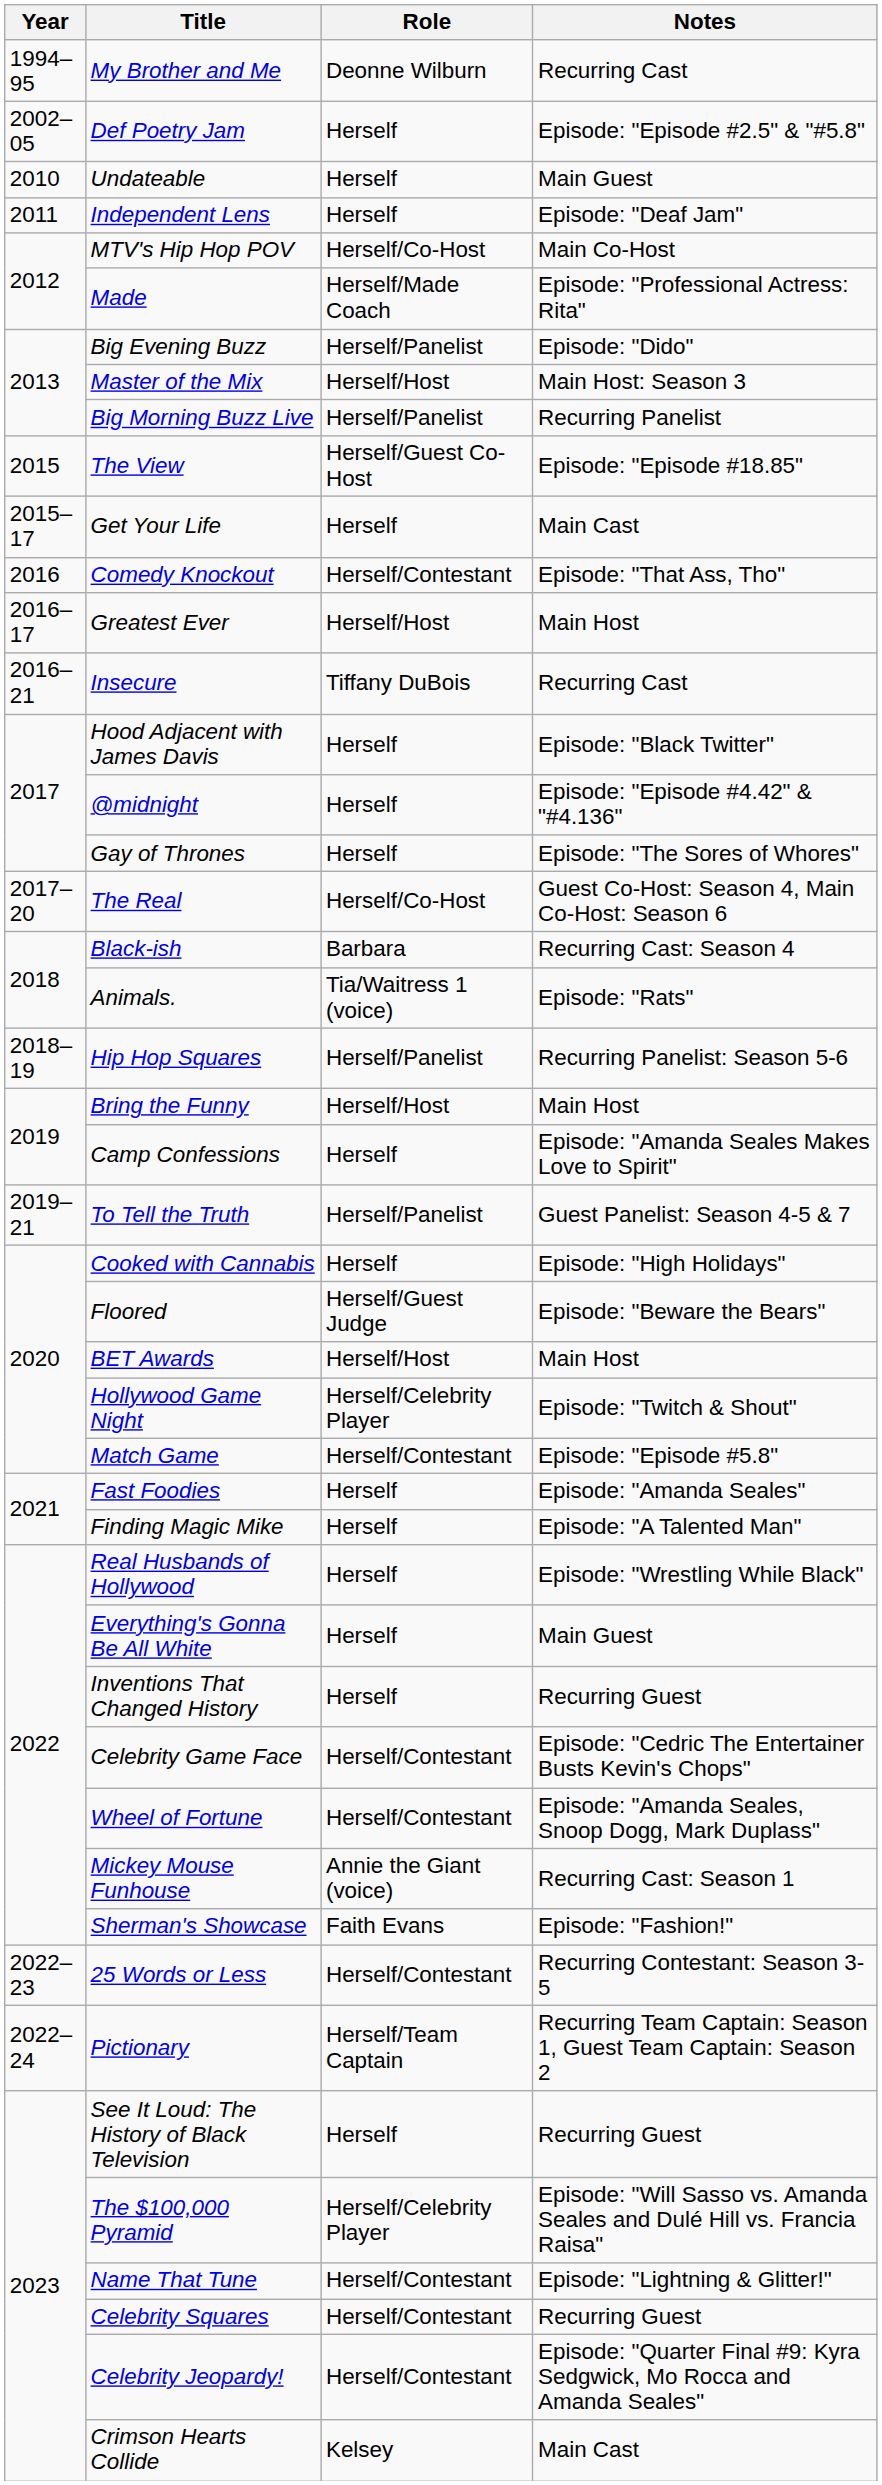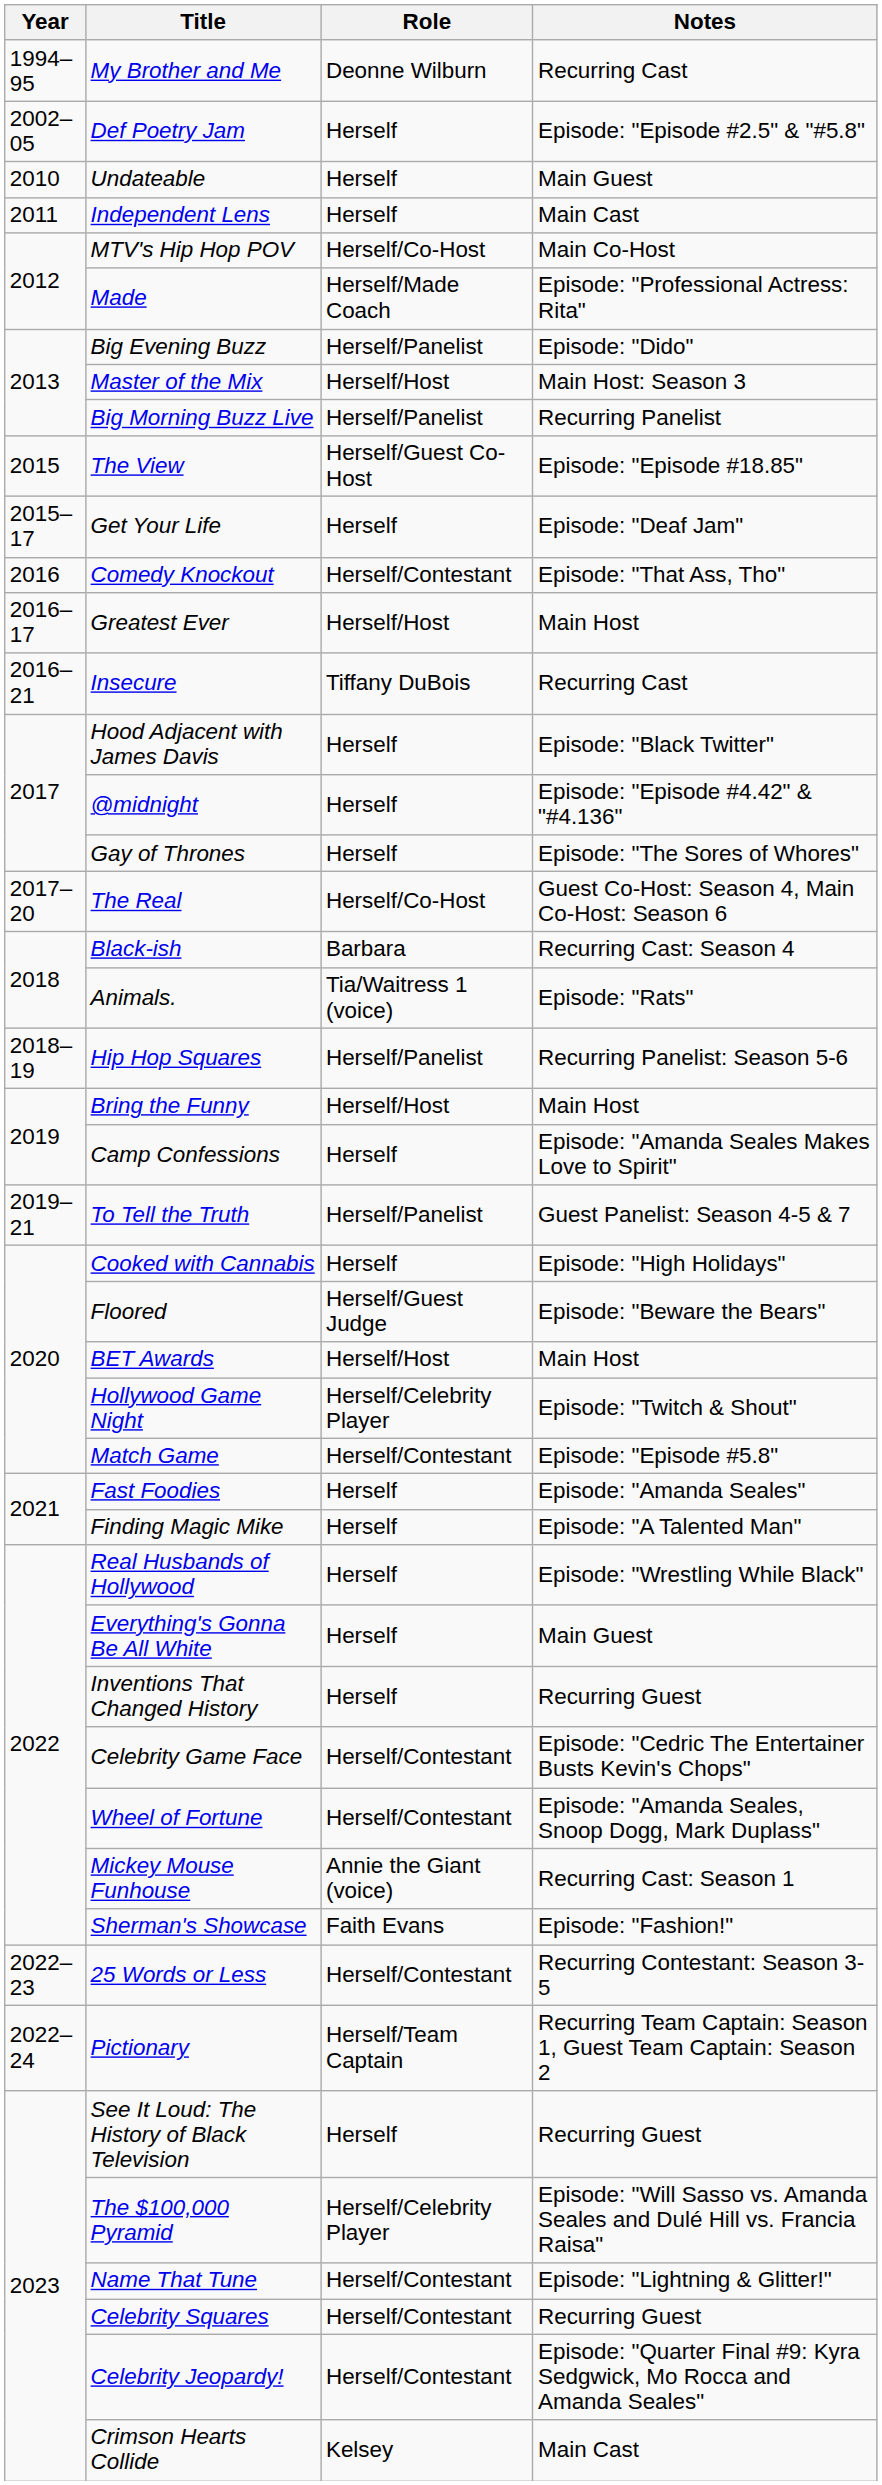(641, 214) Episode: "Deaf Jam" -> (588, 214) Main Cast
(588, 526) Main Cast -> (641, 526) Episode: "Deaf Jam"
